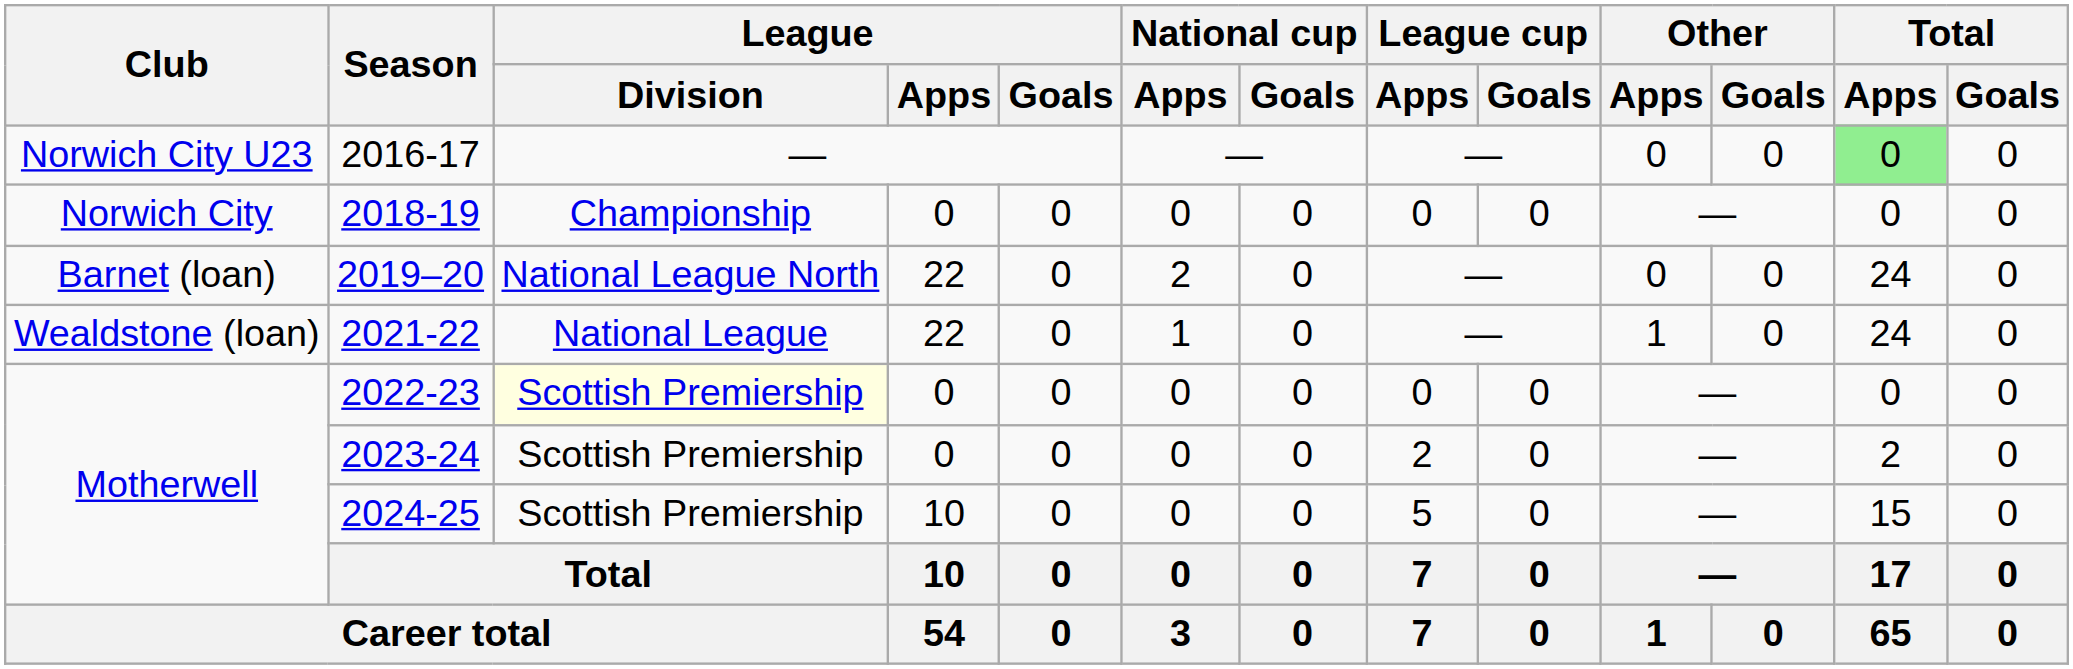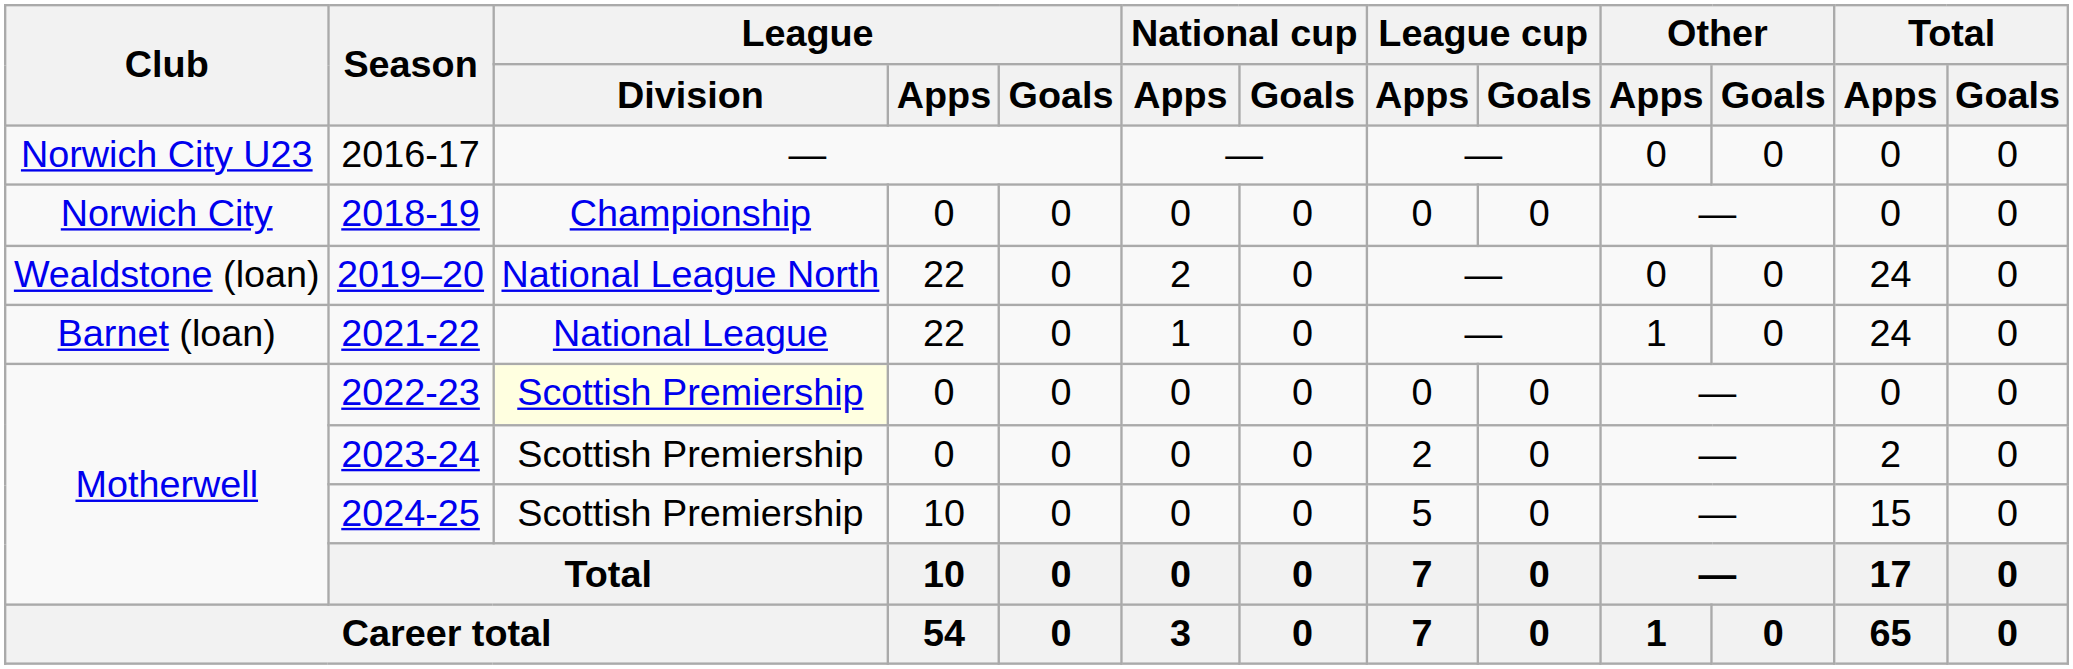(1890, 154) lightgreen background -> (1890, 154) no background
(167, 273) Barnet (loan) -> (167, 273) Wealdstone (loan)
(167, 333) Wealdstone (loan) -> (167, 333) Barnet (loan)
